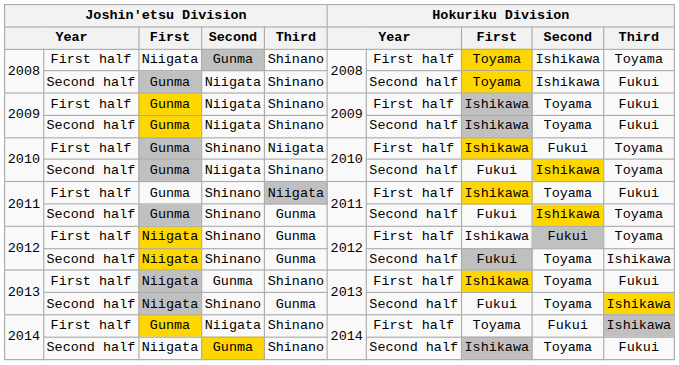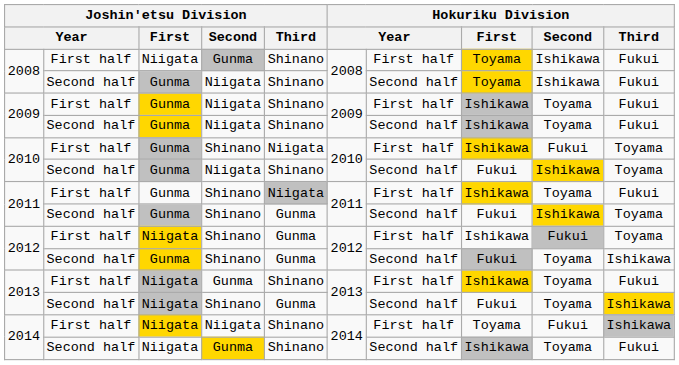(639, 60) Toyama -> (639, 60) Fukui
(170, 259) Niigata -> (170, 259) Gunma
(170, 326) Gunma -> (170, 326) Niigata
